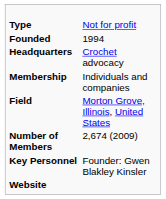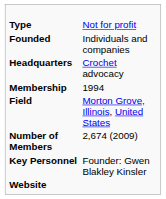(93, 39) 1994 -> (115, 44) Individuals and companies
(115, 82) Individuals and companies -> (93, 87) 1994
